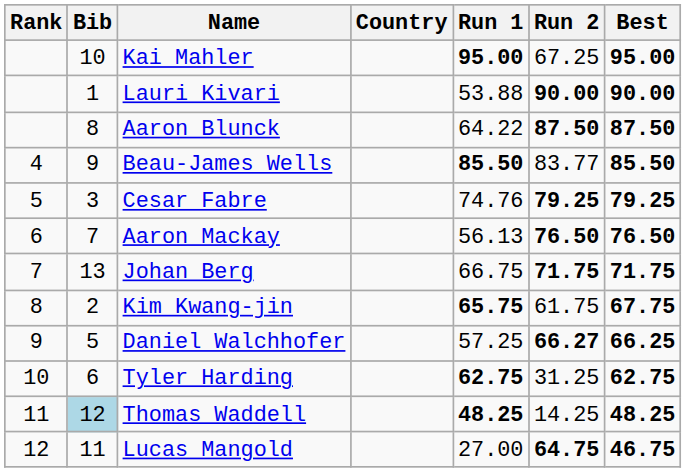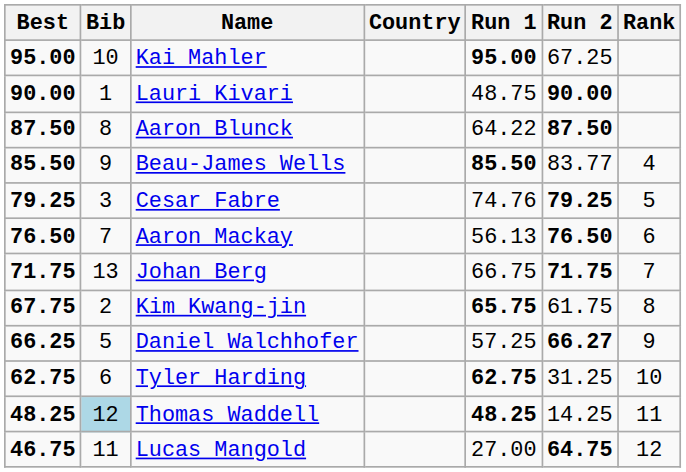columns swapped: (36, 23) <-> (643, 23)
(491, 94) 53.88 -> (504, 94) 48.75
